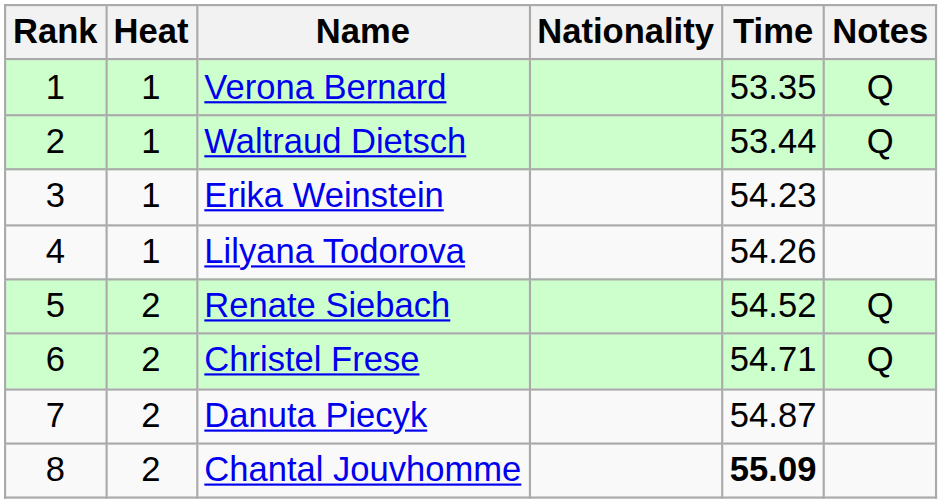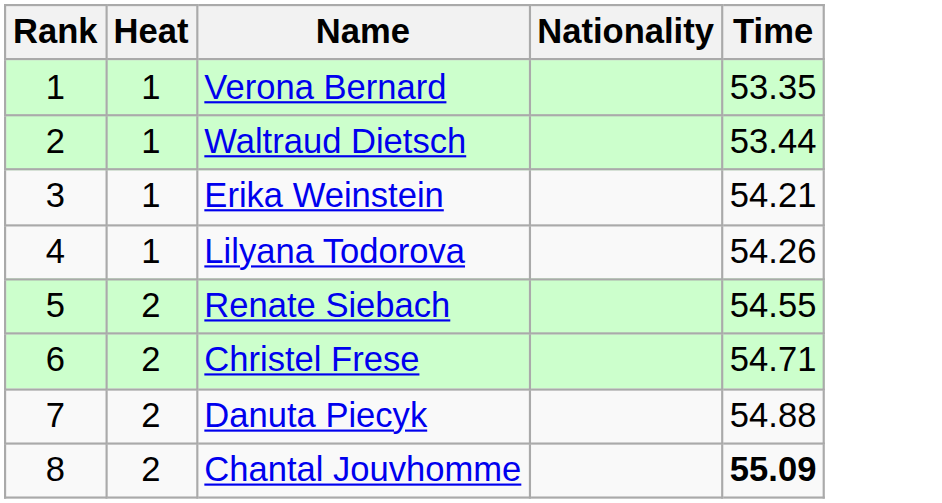- column: (880, 31)
(773, 196) 54.23 -> (773, 196) 54.21
(773, 305) 54.52 -> (773, 305) 54.55
(773, 415) 54.87 -> (773, 415) 54.88
